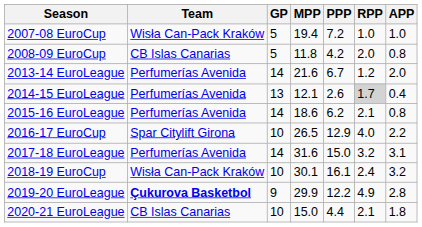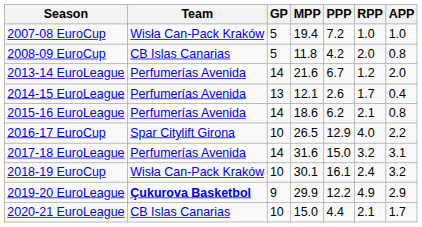(366, 93) lightgrey background -> (366, 93) no background
(397, 192) 2.8 -> (397, 192) 2.9
(397, 212) 1.8 -> (397, 212) 1.7
